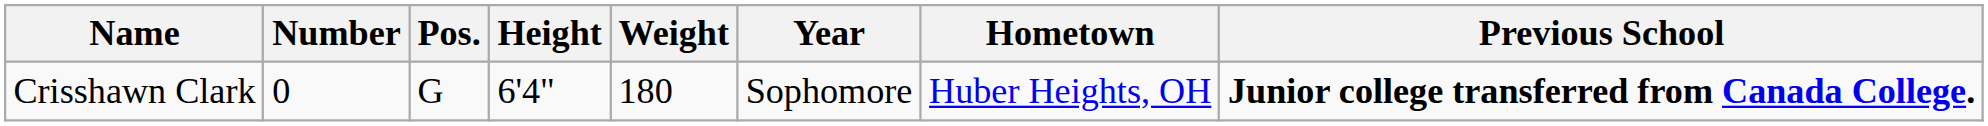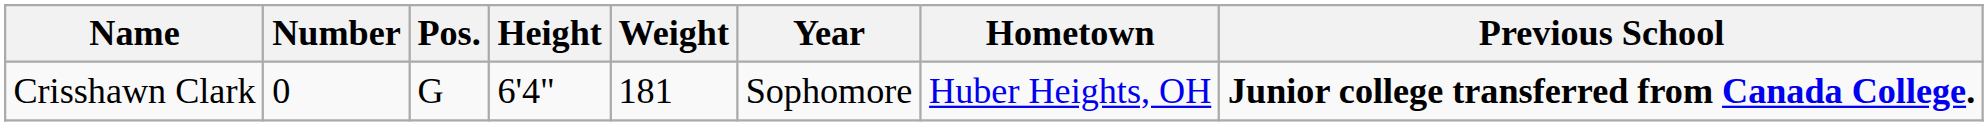(646, 90) 180 -> (646, 90) 181
